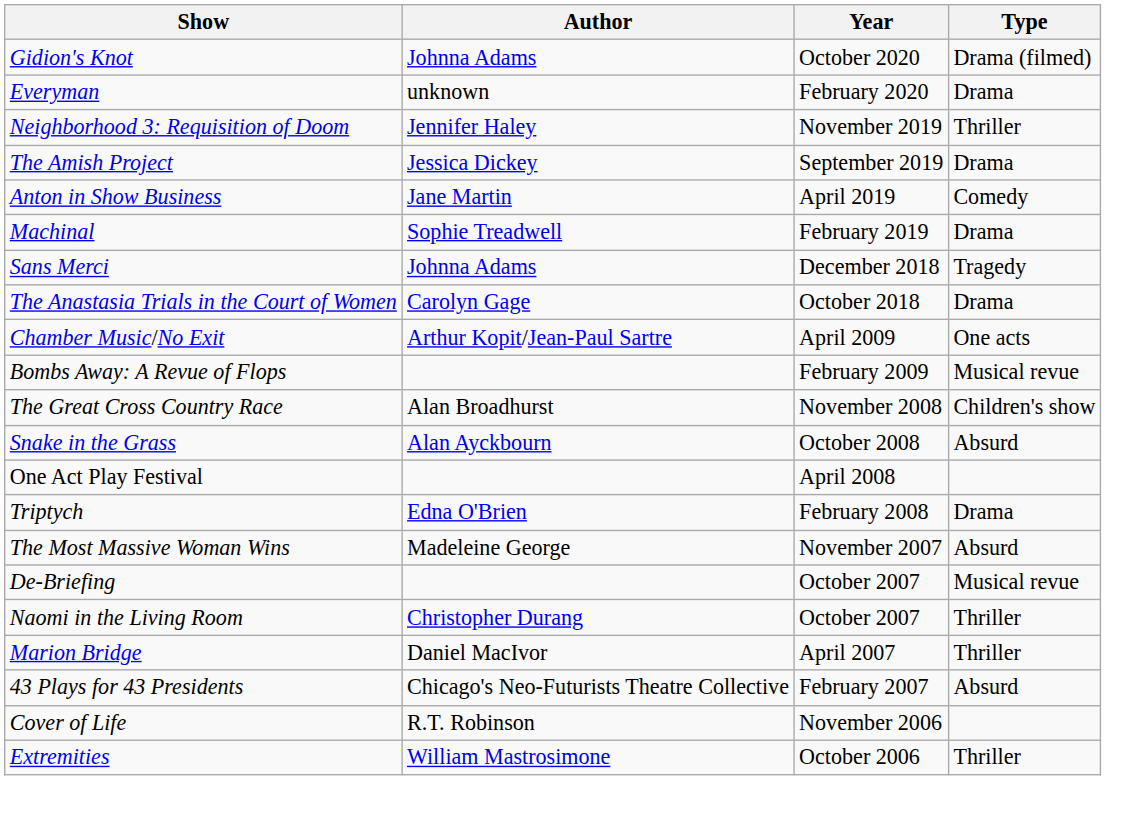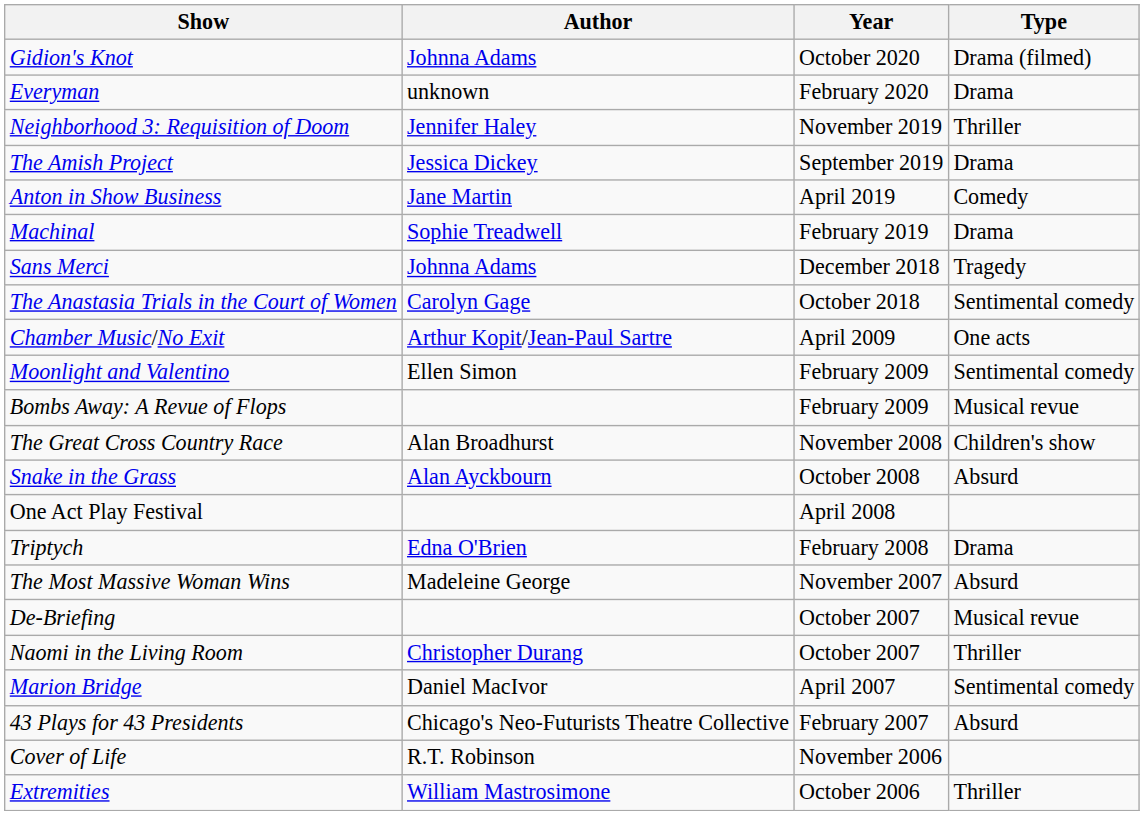(983, 302) Drama -> (1044, 302) Sentimental comedy
+ row: (120, 372)
(987, 652) Thriller -> (1044, 687) Sentimental comedy
